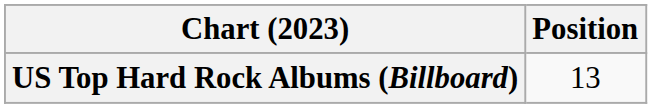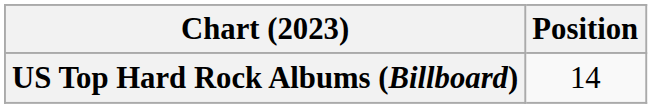(585, 77) 13 -> (585, 77) 14
